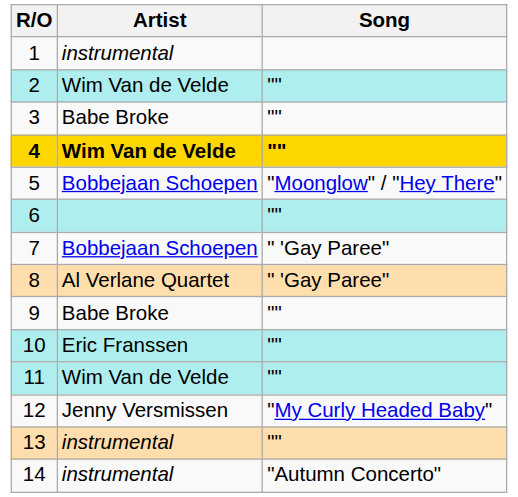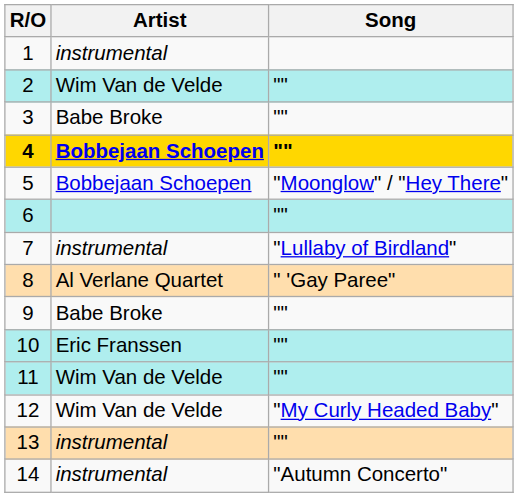(149, 150) Wim Van de Velde -> (160, 150) Bobbejaan Schoepen
(160, 248) Bobbejaan Schoepen -> (111, 248) instrumental
(328, 248) " 'Gay Paree" -> (365, 248) "Lullaby of Birdland"
(145, 410) Jenny Versmissen -> (139, 410) Wim Van de Velde
